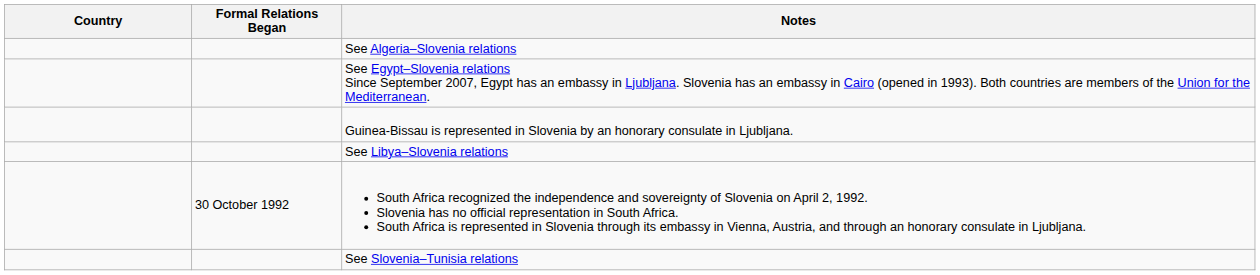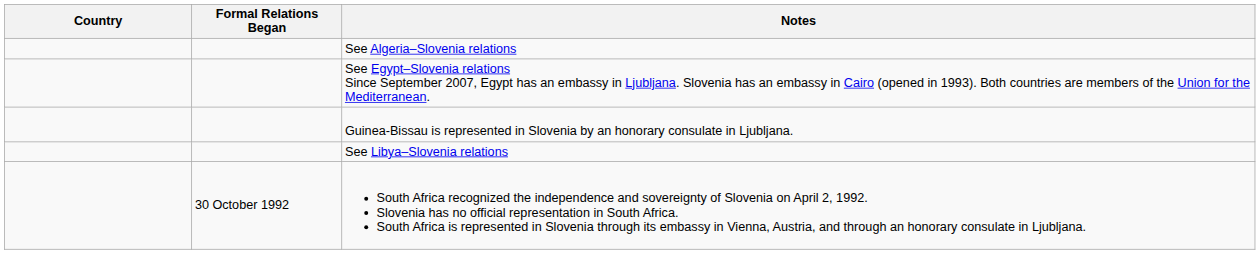- row: (431, 259)
